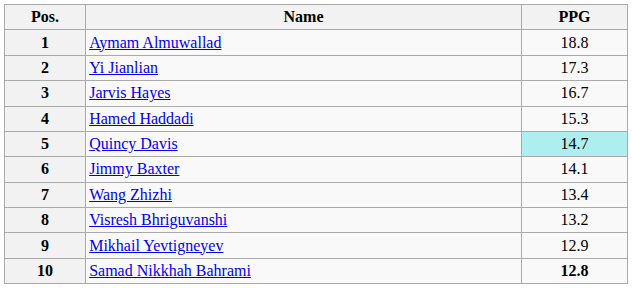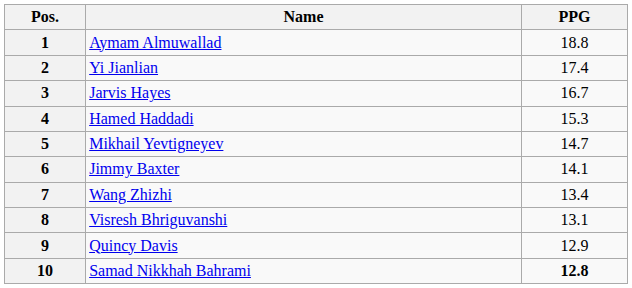(575, 67) 17.3 -> (575, 67) 17.4
(133, 144) Quincy Davis -> (156, 144) Mikhail Yevtigneyev
(575, 144) paleturquoise background -> (575, 144) no background
(575, 220) 13.2 -> (575, 220) 13.1
(156, 245) Mikhail Yevtigneyev -> (133, 245) Quincy Davis
